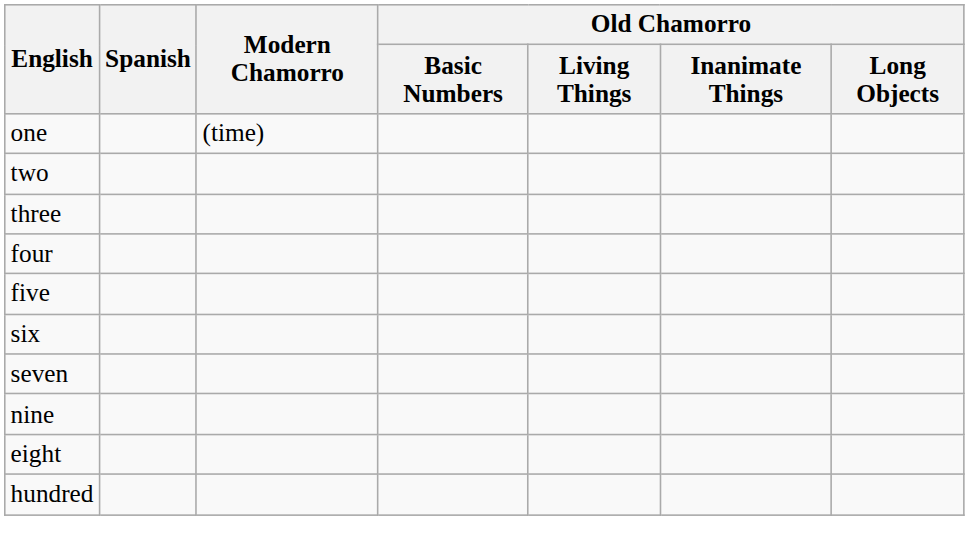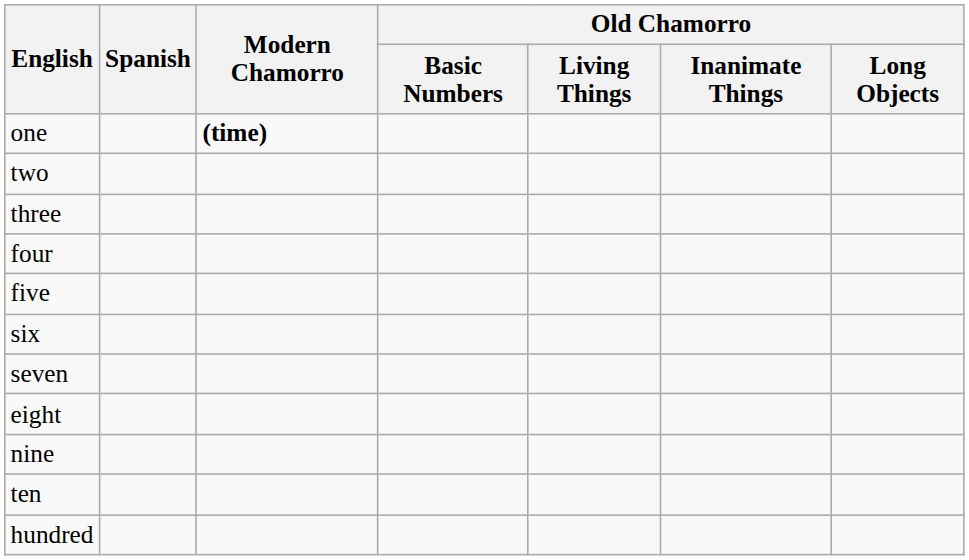(233, 133) normal -> (235, 133) bold
rows swapped: (36, 453) <-> (32, 413)
+ row: (26, 494)
